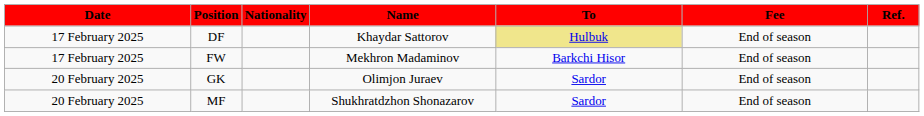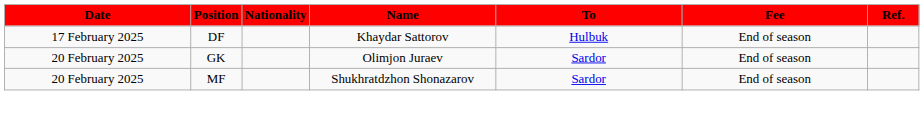(589, 36) khaki background -> (589, 36) no background
- row: (216, 58)
